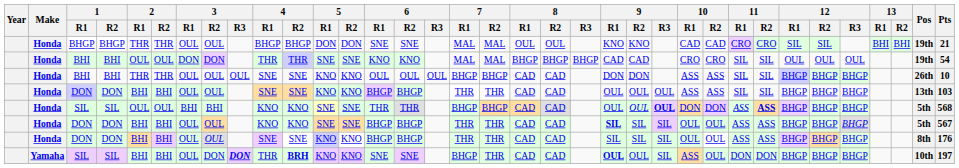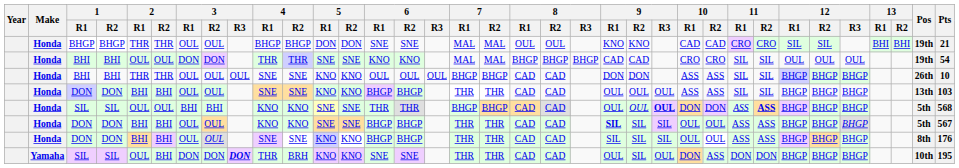(139, 155) BHI -> (139, 155) OUL
(189, 155) OUL -> (189, 155) DON
(298, 155) bold -> (298, 155) normal
(464, 155) BHGP -> (464, 155) THR
(614, 155) bold -> (614, 155) normal
(639, 155) OUL -> (639, 155) SIL
(664, 155) SIL -> (664, 155) OUL
(690, 155) ASS -> (690, 155) DON
(715, 155) OUL -> (715, 155) ASS
(945, 155) 197 -> (945, 155) 195
